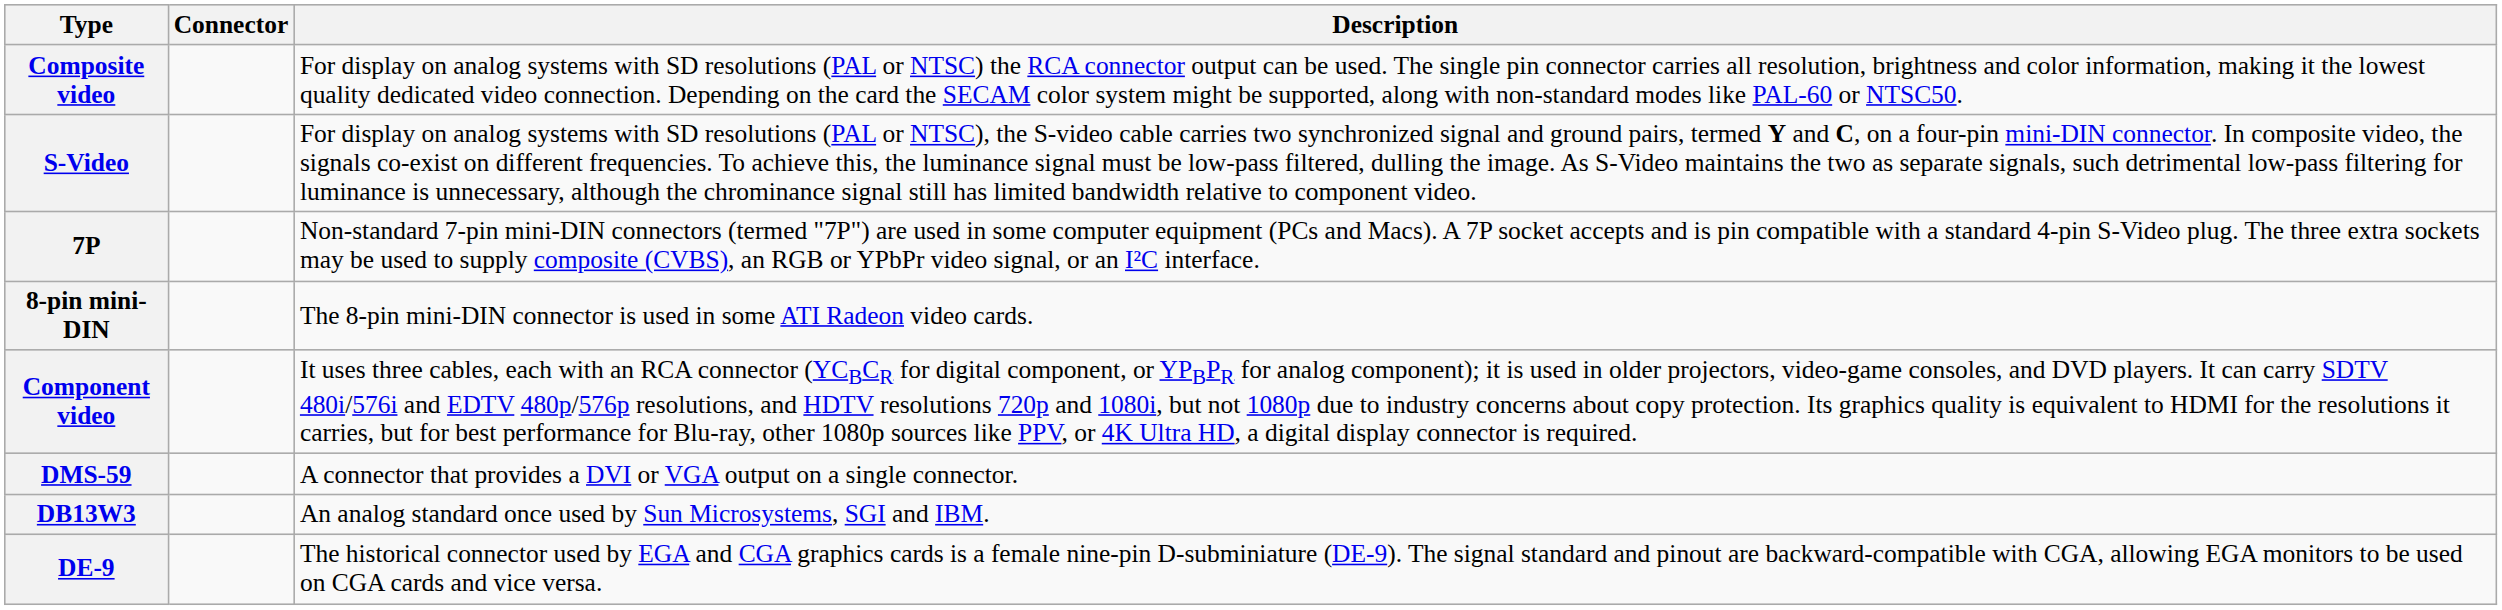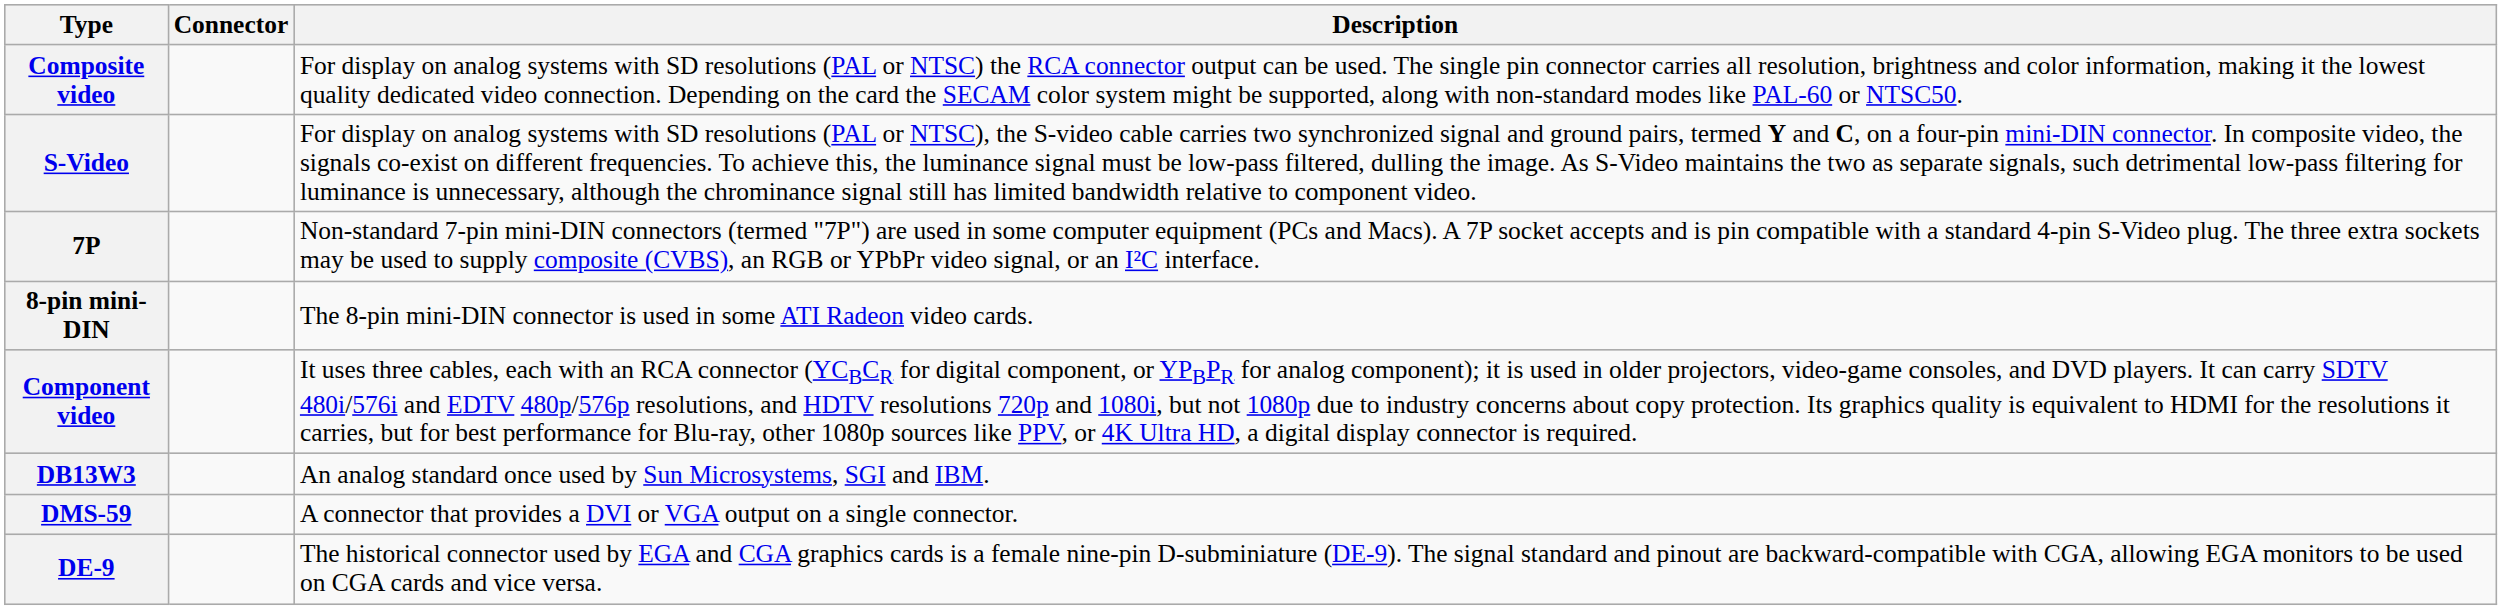rows swapped: (86, 514) <-> (86, 473)
